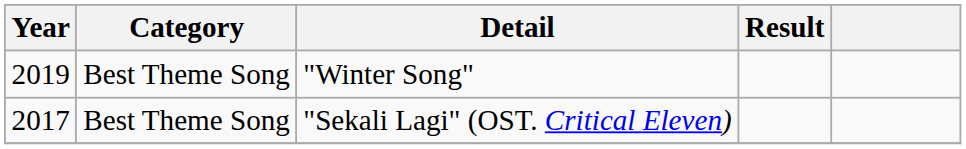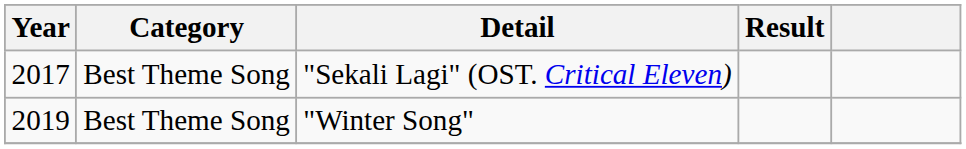rows swapped: (517, 119) <-> (389, 73)
